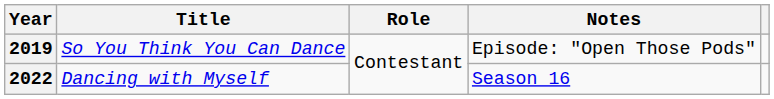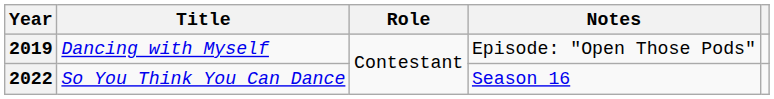(203, 49) So You Think You Can Dance -> (165, 49) Dancing with Myself
(165, 79) Dancing with Myself -> (203, 79) So You Think You Can Dance
